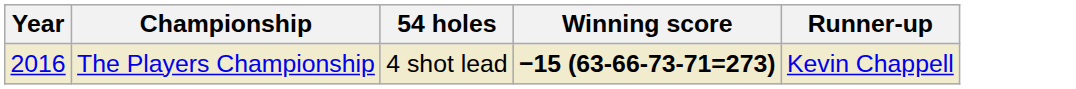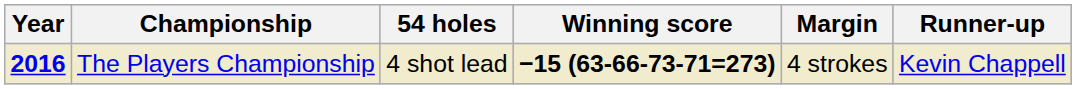+ column: (837, 24)
(38, 63) normal -> (38, 63) bold
